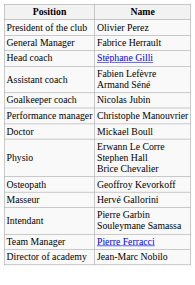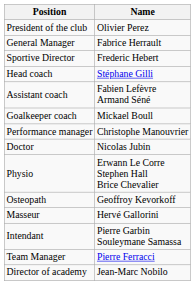+ row: (41, 58)
(124, 100) Nicolas Jubin -> (125, 116) Mickael Boull
(125, 131) Mickael Boull -> (124, 147) Nicolas Jubin
